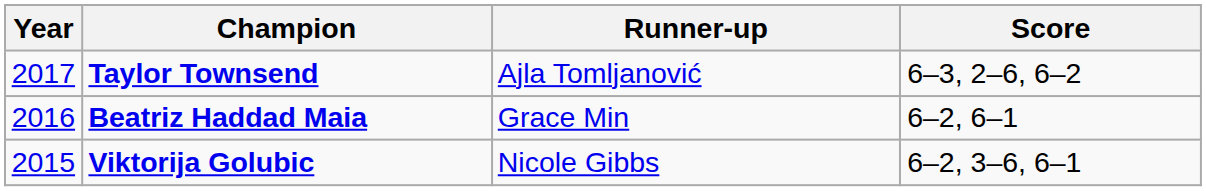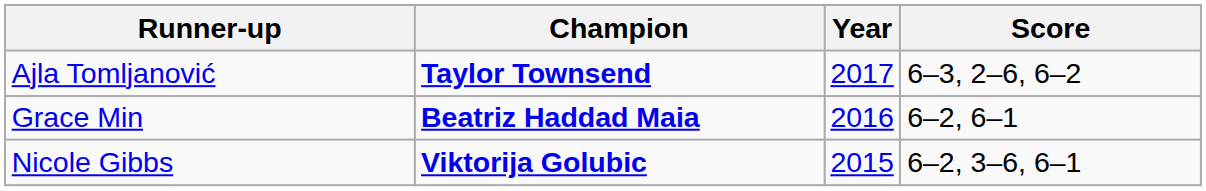columns swapped: (43, 28) <-> (696, 28)
